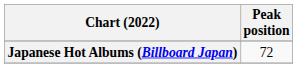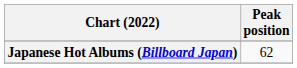(267, 52) 72 -> (267, 52) 62
